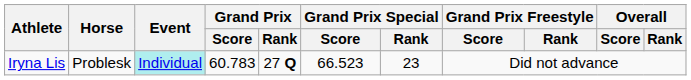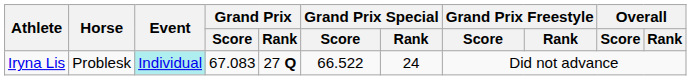(232, 63) 60.783 -> (232, 63) 67.083
(340, 63) 66.523 -> (340, 63) 66.522
(411, 63) 23 -> (411, 63) 24
